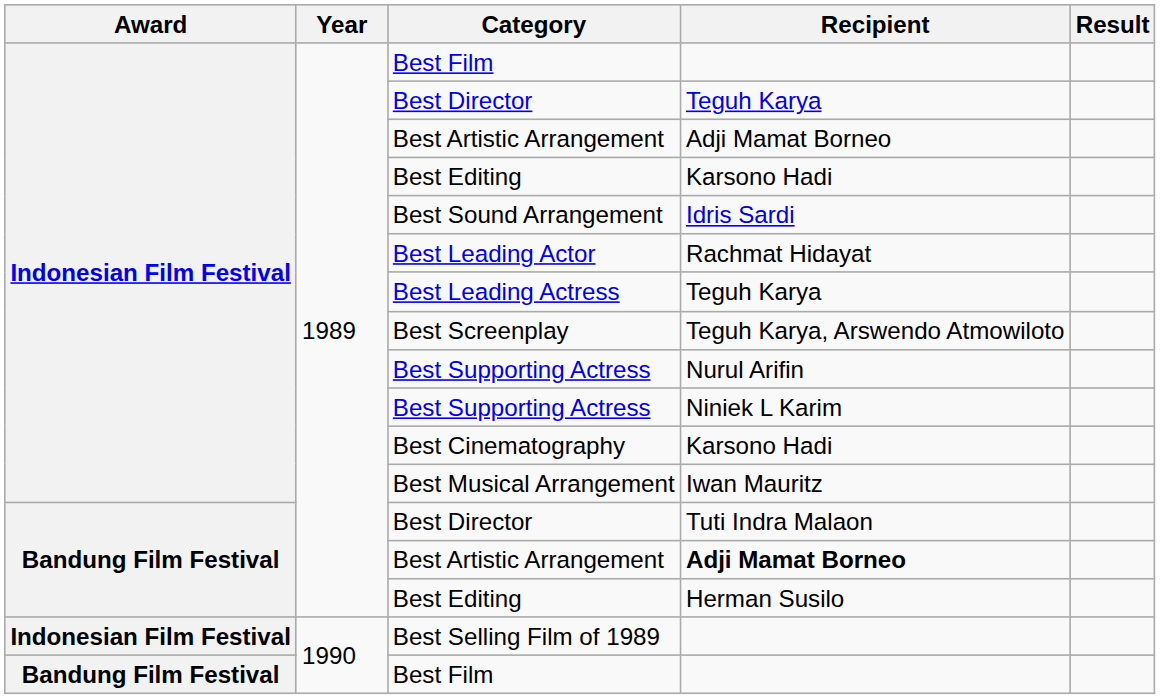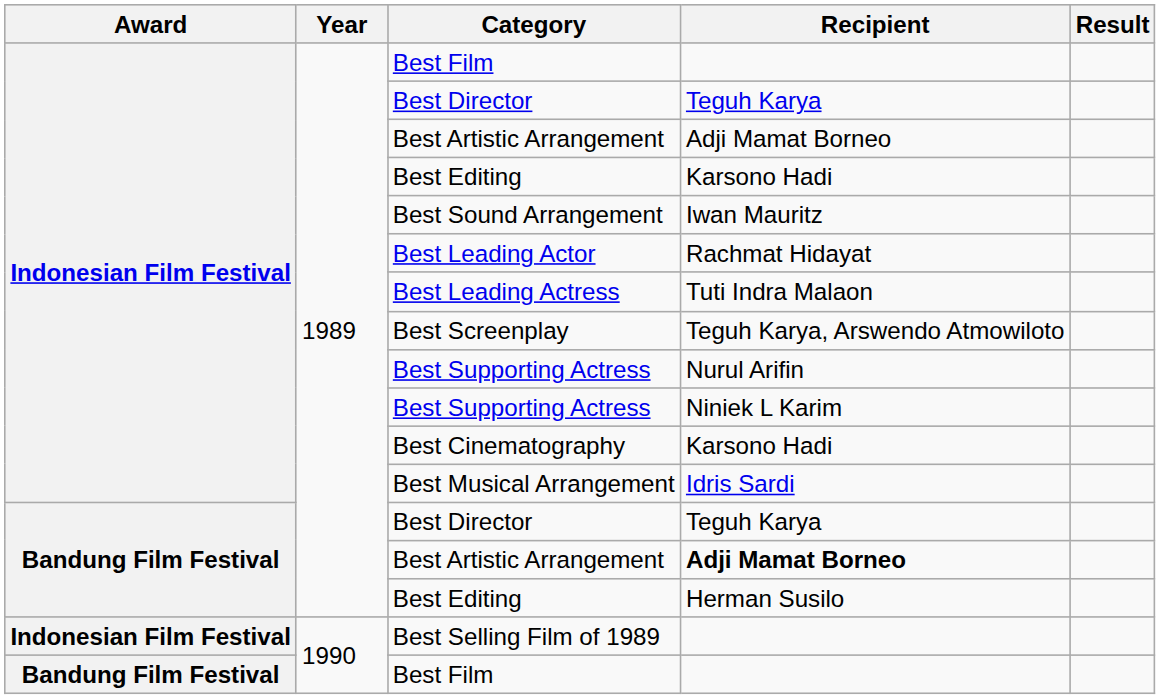(740, 215) Idris Sardi -> (754, 215) Iwan Mauritz
(754, 292) Teguh Karya -> (779, 292) Tuti Indra Malaon
(754, 483) Iwan Mauritz -> (740, 483) Idris Sardi
(779, 521) Tuti Indra Malaon -> (754, 521) Teguh Karya
